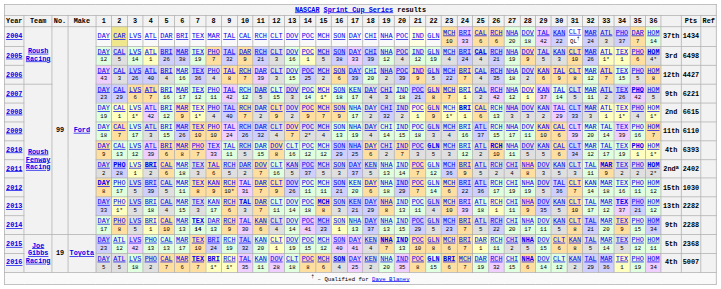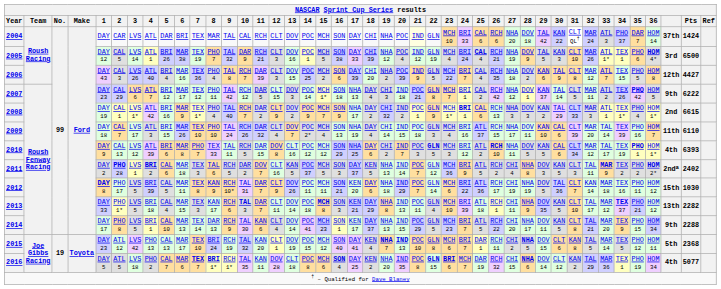(119, 36) khaki background -> (119, 36) no background
(691, 36) 1434 -> (691, 36) 1424
(691, 56) 6498 -> (691, 56) 6500
(167, 93) BRI 16 -> (167, 93) BRI 12
(355, 93) KEN 17 -> (355, 93) NHA 13
(691, 93) 6221 -> (691, 93) 6222
(167, 112) BRI 12 -> (167, 112) BRI 16
(198, 225) bold -> (198, 225) normal
(355, 225) NHA 13 -> (355, 225) KEN 17
(691, 263) 5007 -> (691, 263) 5077
